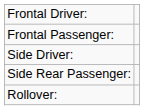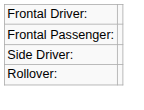- row: (69, 74)
